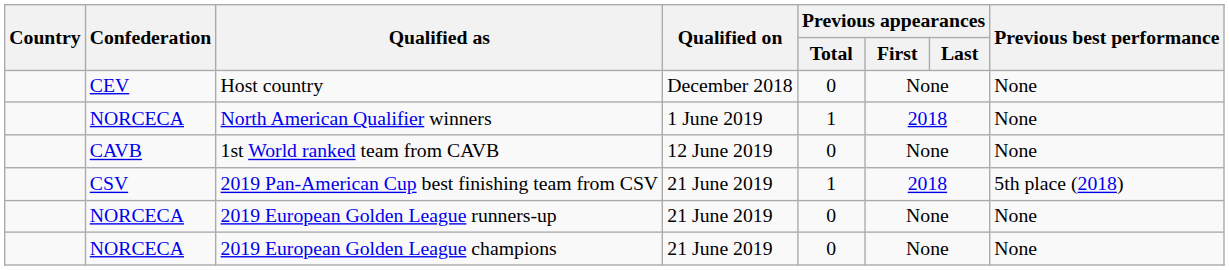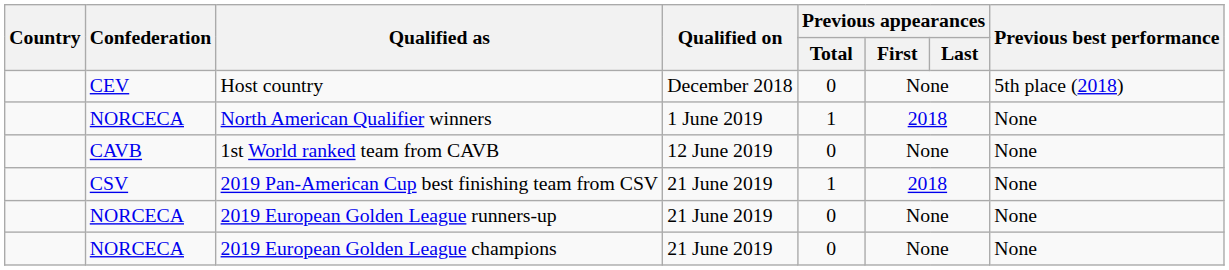(1016, 86) None -> (1059, 86) 5th place (2018)
(1059, 183) 5th place (2018) -> (1016, 183) None
